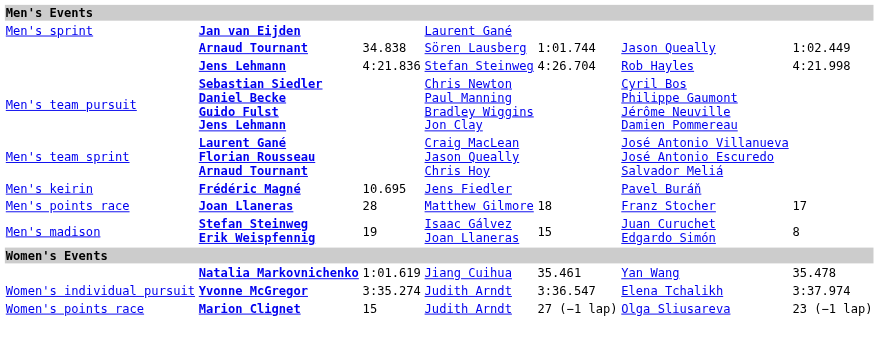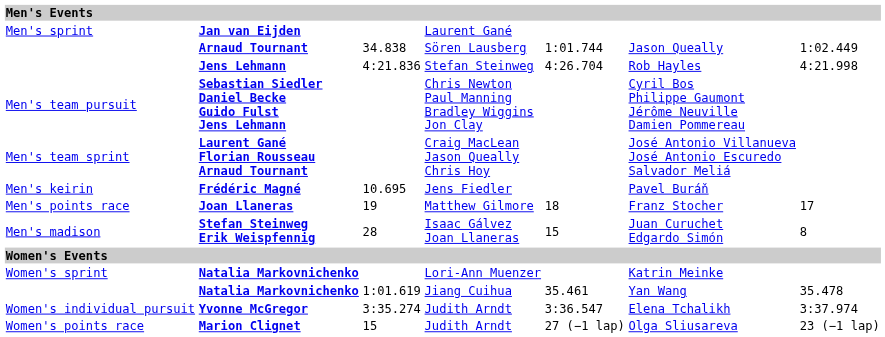(370, 206) 28 -> (370, 206) 19
(370, 231) 19 -> (370, 231) 28
+ row: (279, 273)
